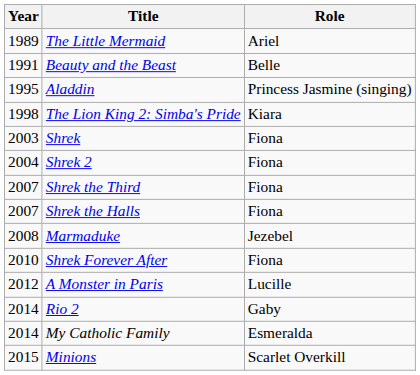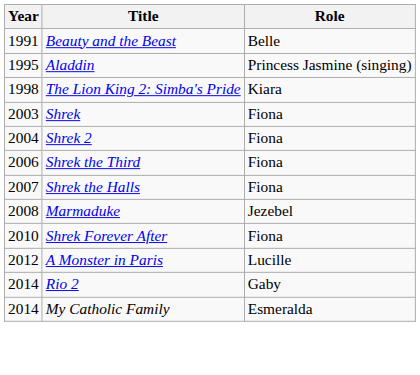- row: (106, 41)
(23, 187) 2007 -> (23, 162) 2006
- row: (71, 357)
